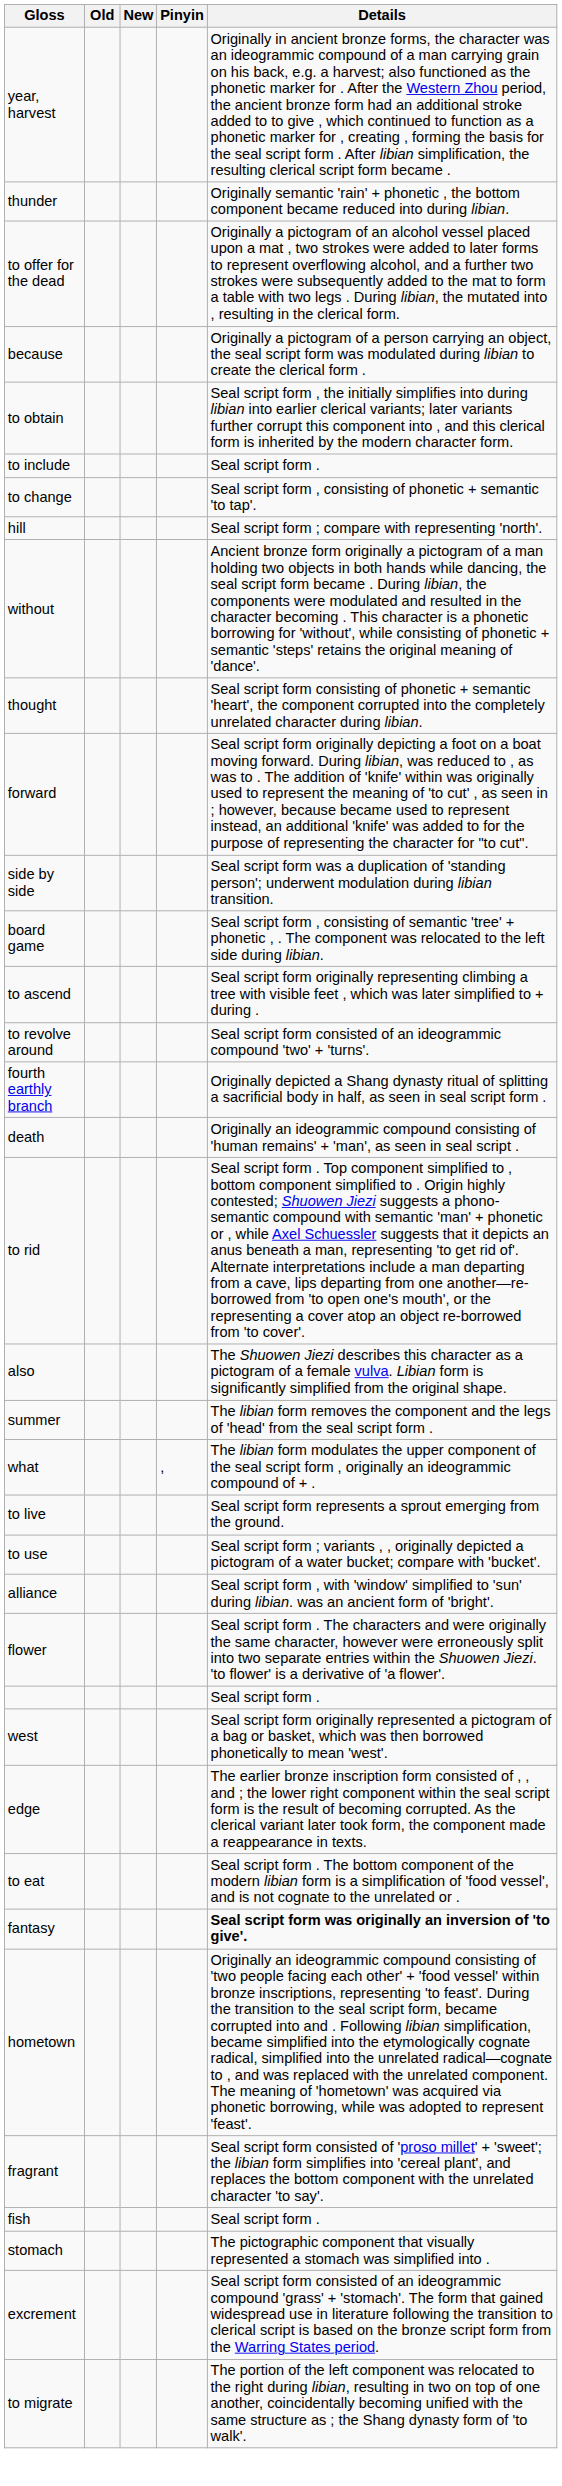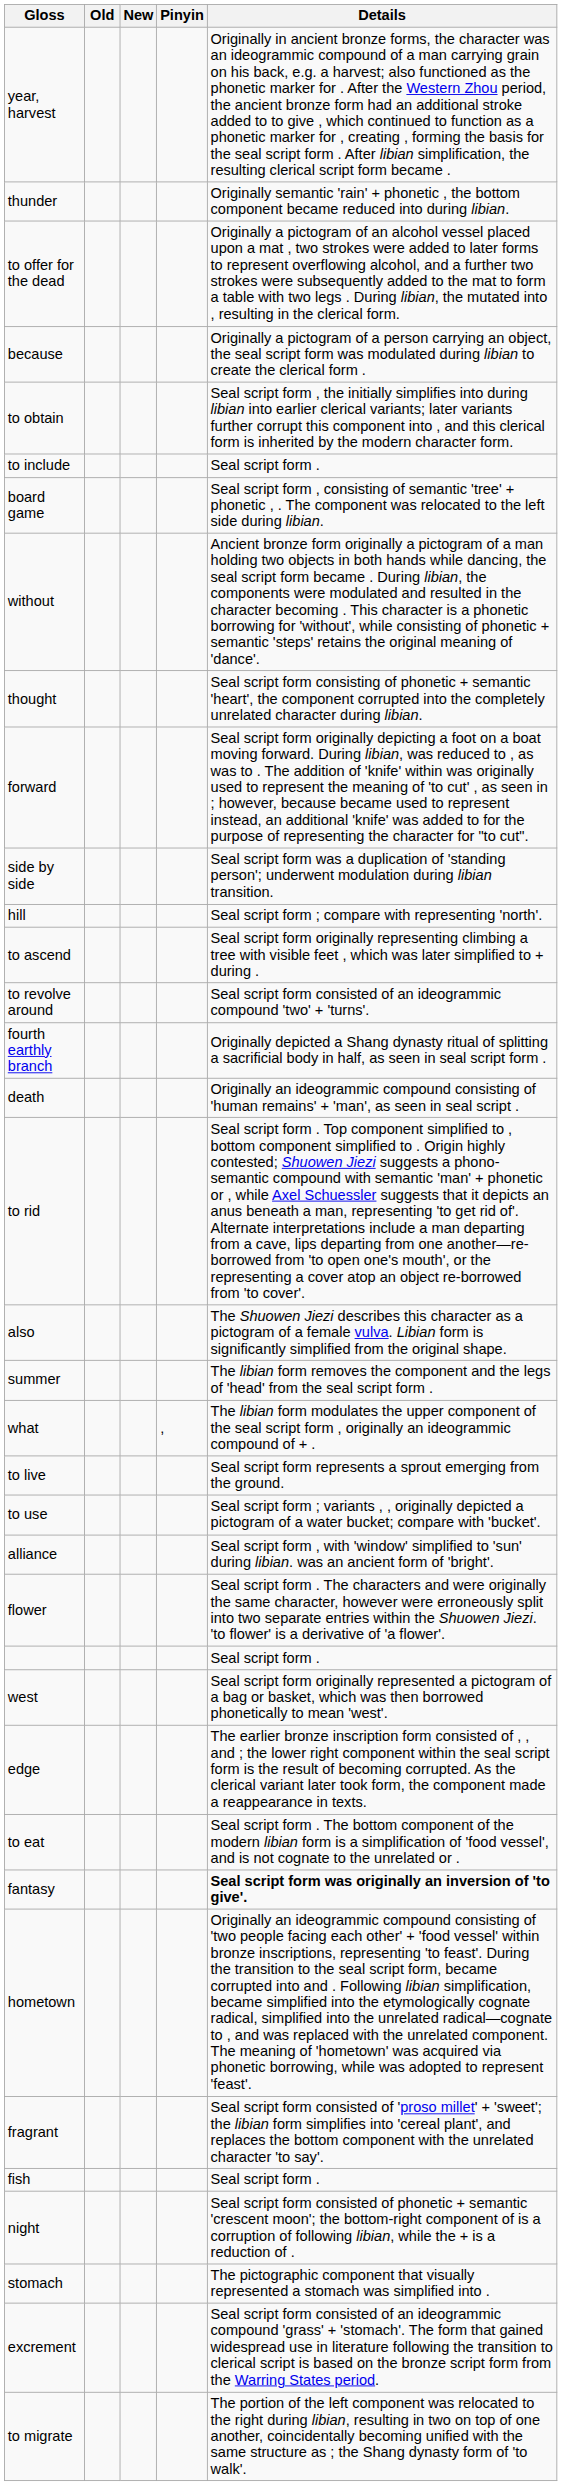- row: (40, 497)
rows swapped: (26, 938) <-> (17, 528)
+ row: (24, 2227)
